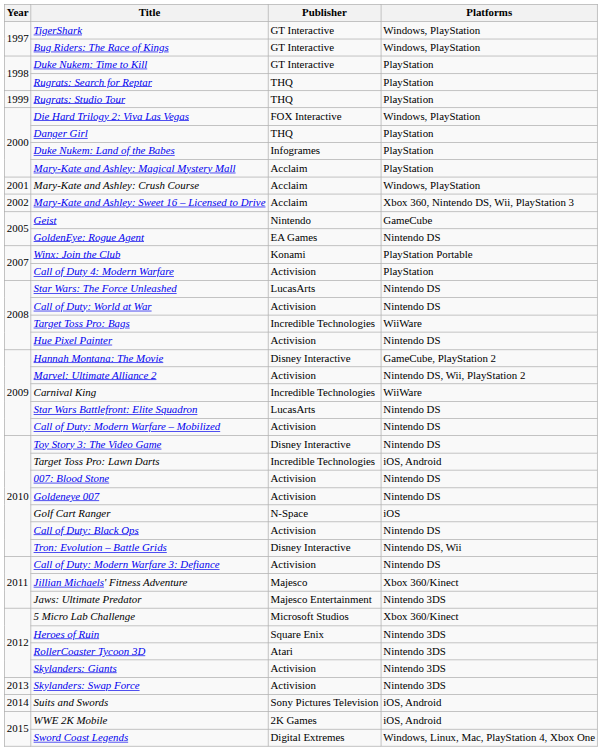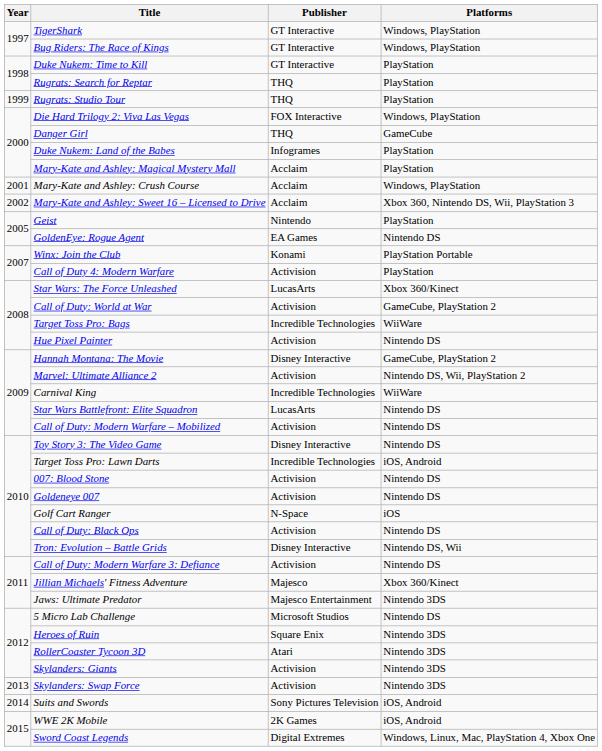(408, 133) PlayStation -> (408, 133) GameCube
(408, 220) GameCube -> (408, 220) PlayStation
(412, 289) Nintendo DS -> (421, 289) Xbox 360/Kinect
(412, 306) Nintendo DS -> (440, 306) GameCube, PlayStation 2
(421, 617) Xbox 360/Kinect -> (412, 617) Nintendo DS
